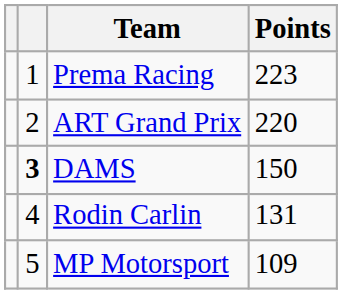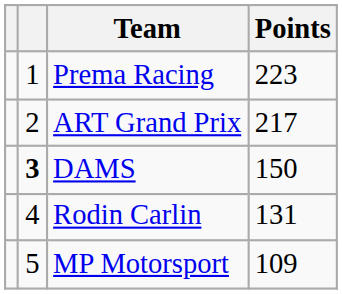(276, 121) 220 -> (276, 121) 217
